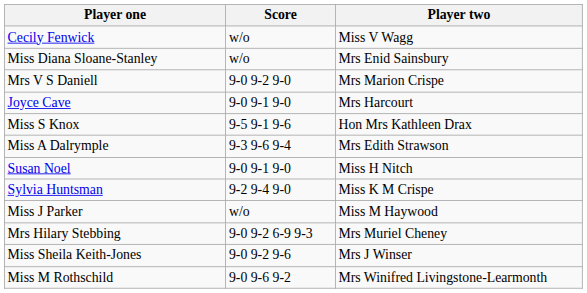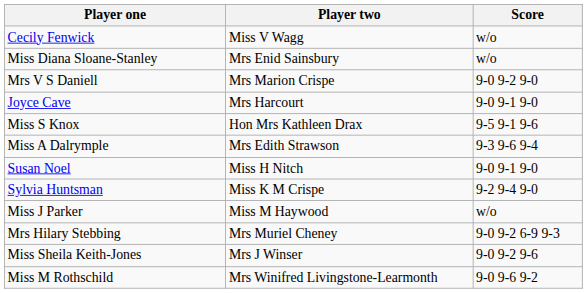columns swapped: (459, 15) <-> (281, 15)
